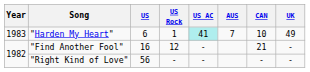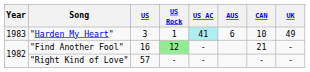(145, 34) 6 -> (145, 34) 3
(232, 34) 7 -> (232, 34) 6
(174, 47) no background -> (174, 47) lightgreen background
(145, 60) 56 -> (145, 60) 57
